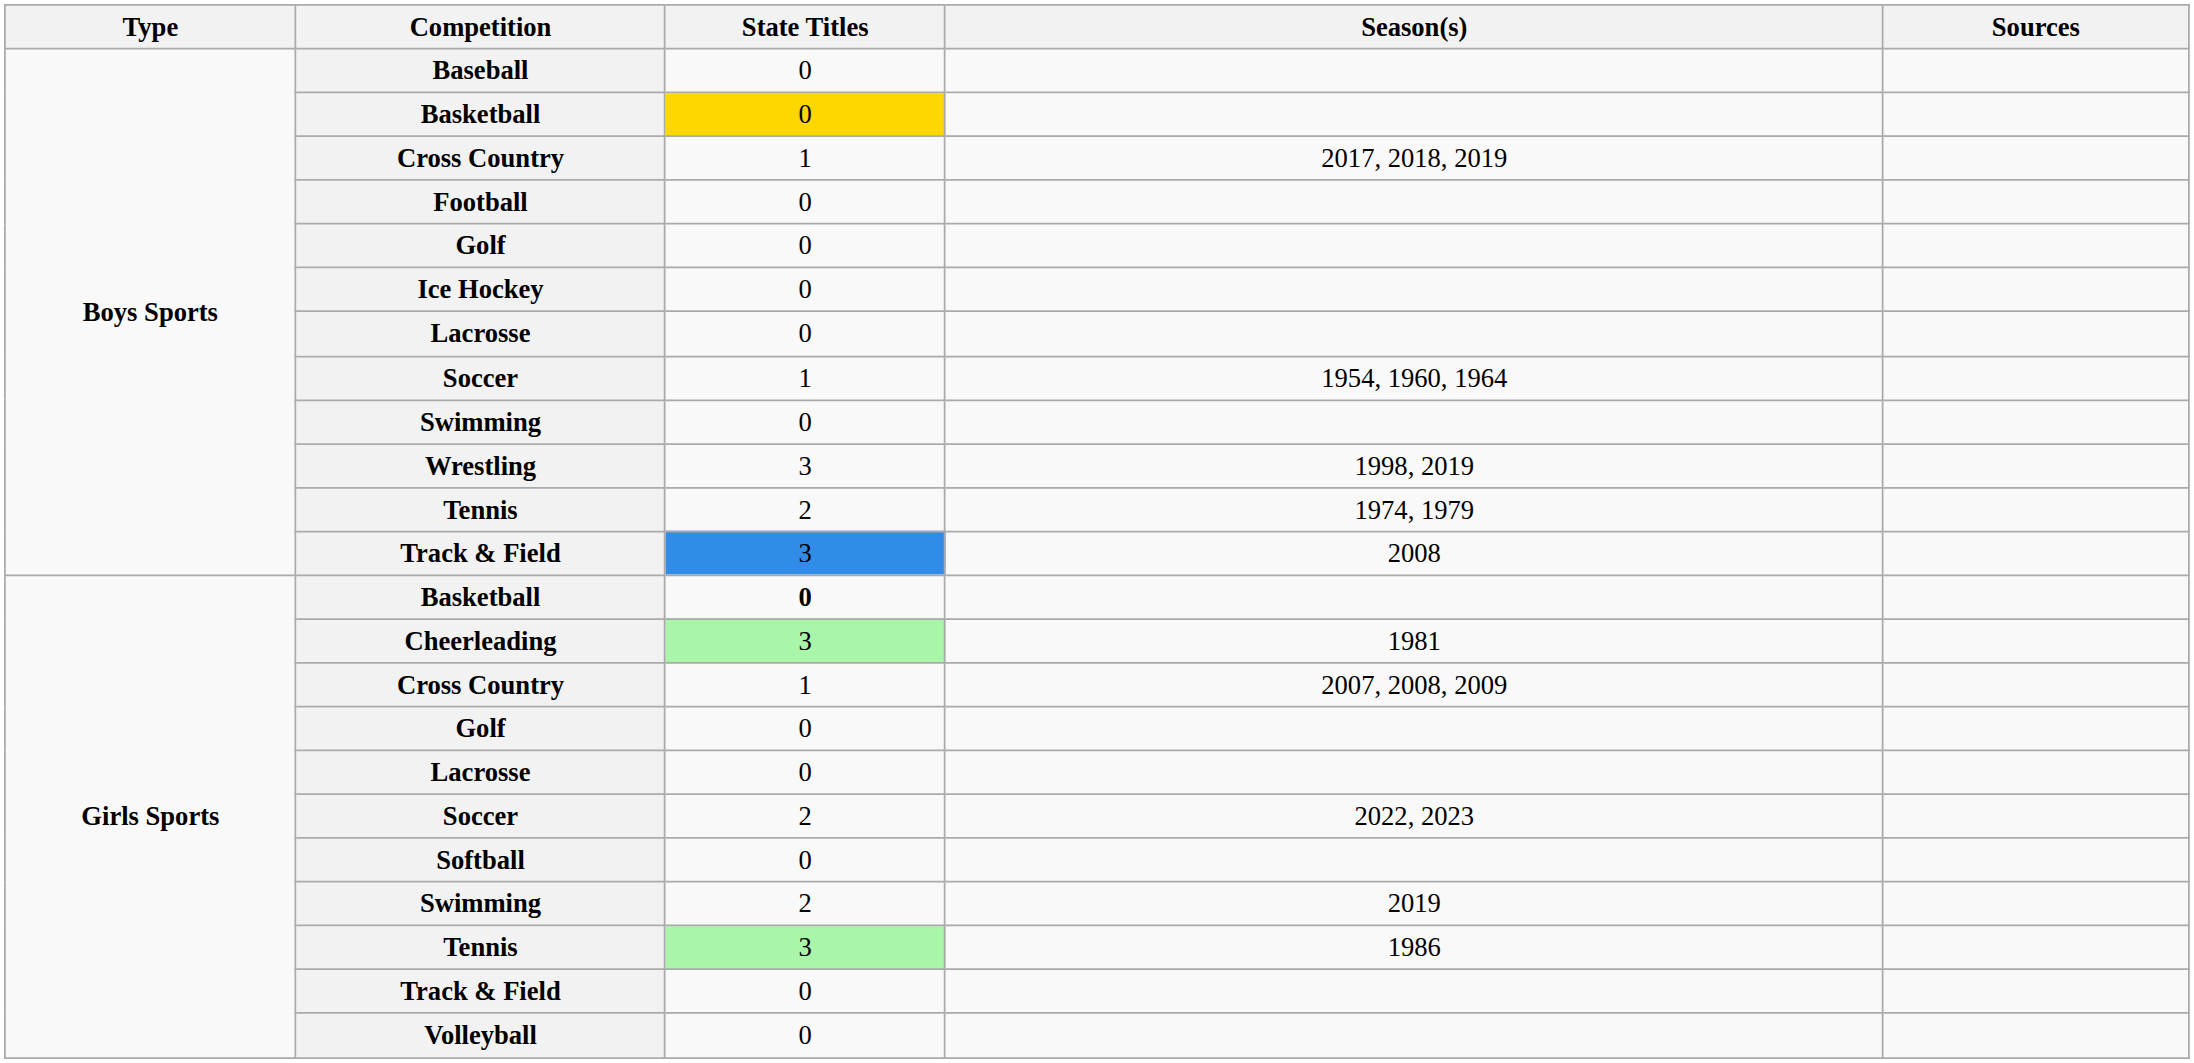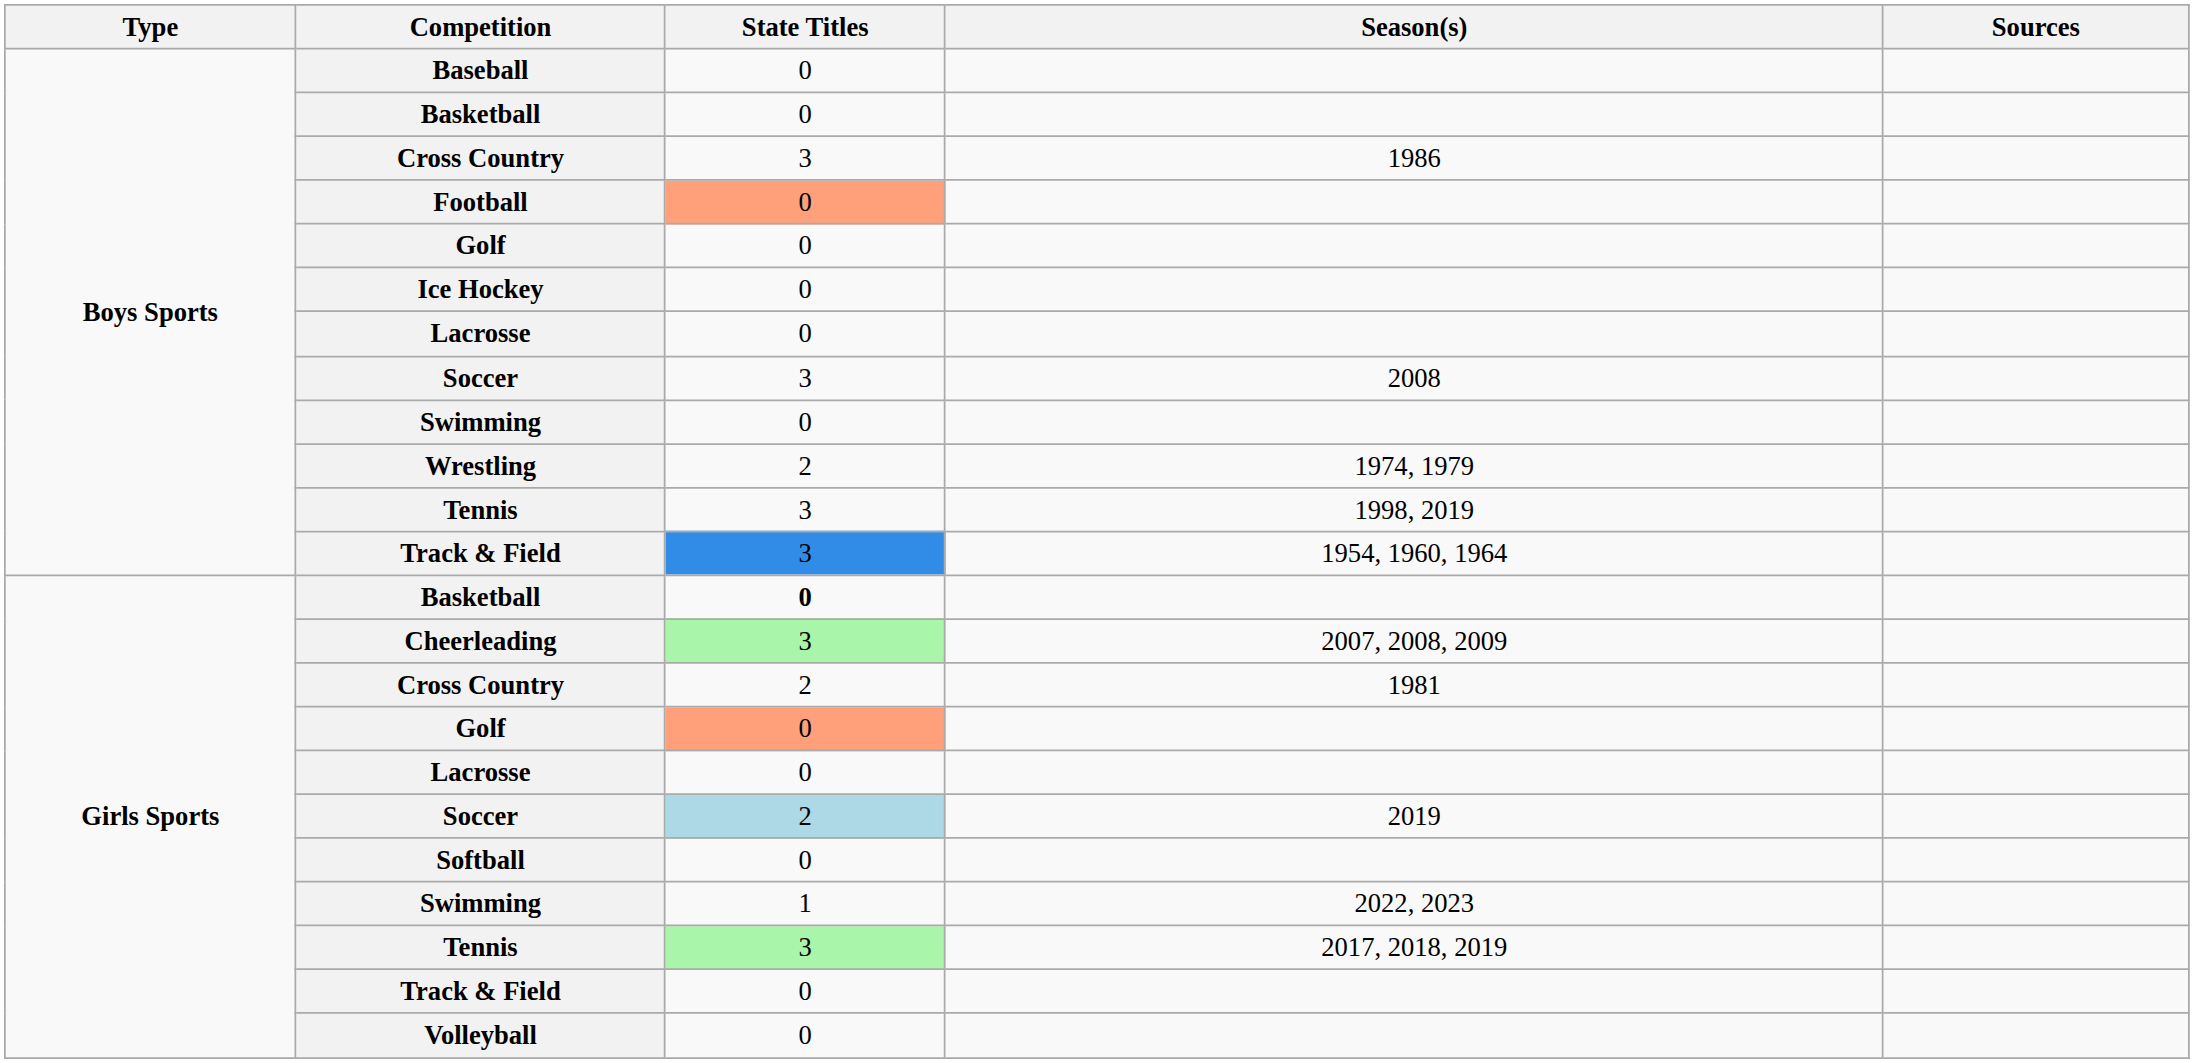(805, 114) gold background -> (805, 114) no background
(805, 158) 1 -> (805, 158) 3
(1414, 158) 2017, 2018, 2019 -> (1414, 158) 1986
(805, 202) no background -> (805, 202) lightsalmon background
(805, 377) 1 -> (805, 377) 3
(1414, 377) 1954, 1960, 1964 -> (1414, 377) 2008
(805, 465) 3 -> (805, 465) 2
(1414, 465) 1998, 2019 -> (1414, 465) 1974, 1979
(805, 509) 2 -> (805, 509) 3
(1414, 509) 1974, 1979 -> (1414, 509) 1998, 2019
(1414, 552) 2008 -> (1414, 552) 1954, 1960, 1964
(1414, 640) 1981 -> (1414, 640) 2007, 2008, 2009
(805, 684) 1 -> (805, 684) 2
(1414, 684) 2007, 2008, 2009 -> (1414, 684) 1981
(805, 728) no background -> (805, 728) lightsalmon background
(805, 816) no background -> (805, 816) lightblue background
(1414, 816) 2022, 2023 -> (1414, 816) 2019
(805, 903) 2 -> (805, 903) 1
(1414, 903) 2019 -> (1414, 903) 2022, 2023
(1414, 947) 1986 -> (1414, 947) 2017, 2018, 2019
